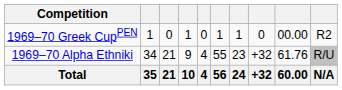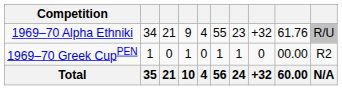rows swapped: (72, 56) <-> (72, 35)
